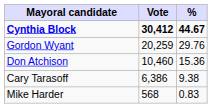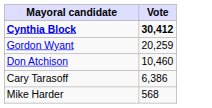- column: (192, 12)
